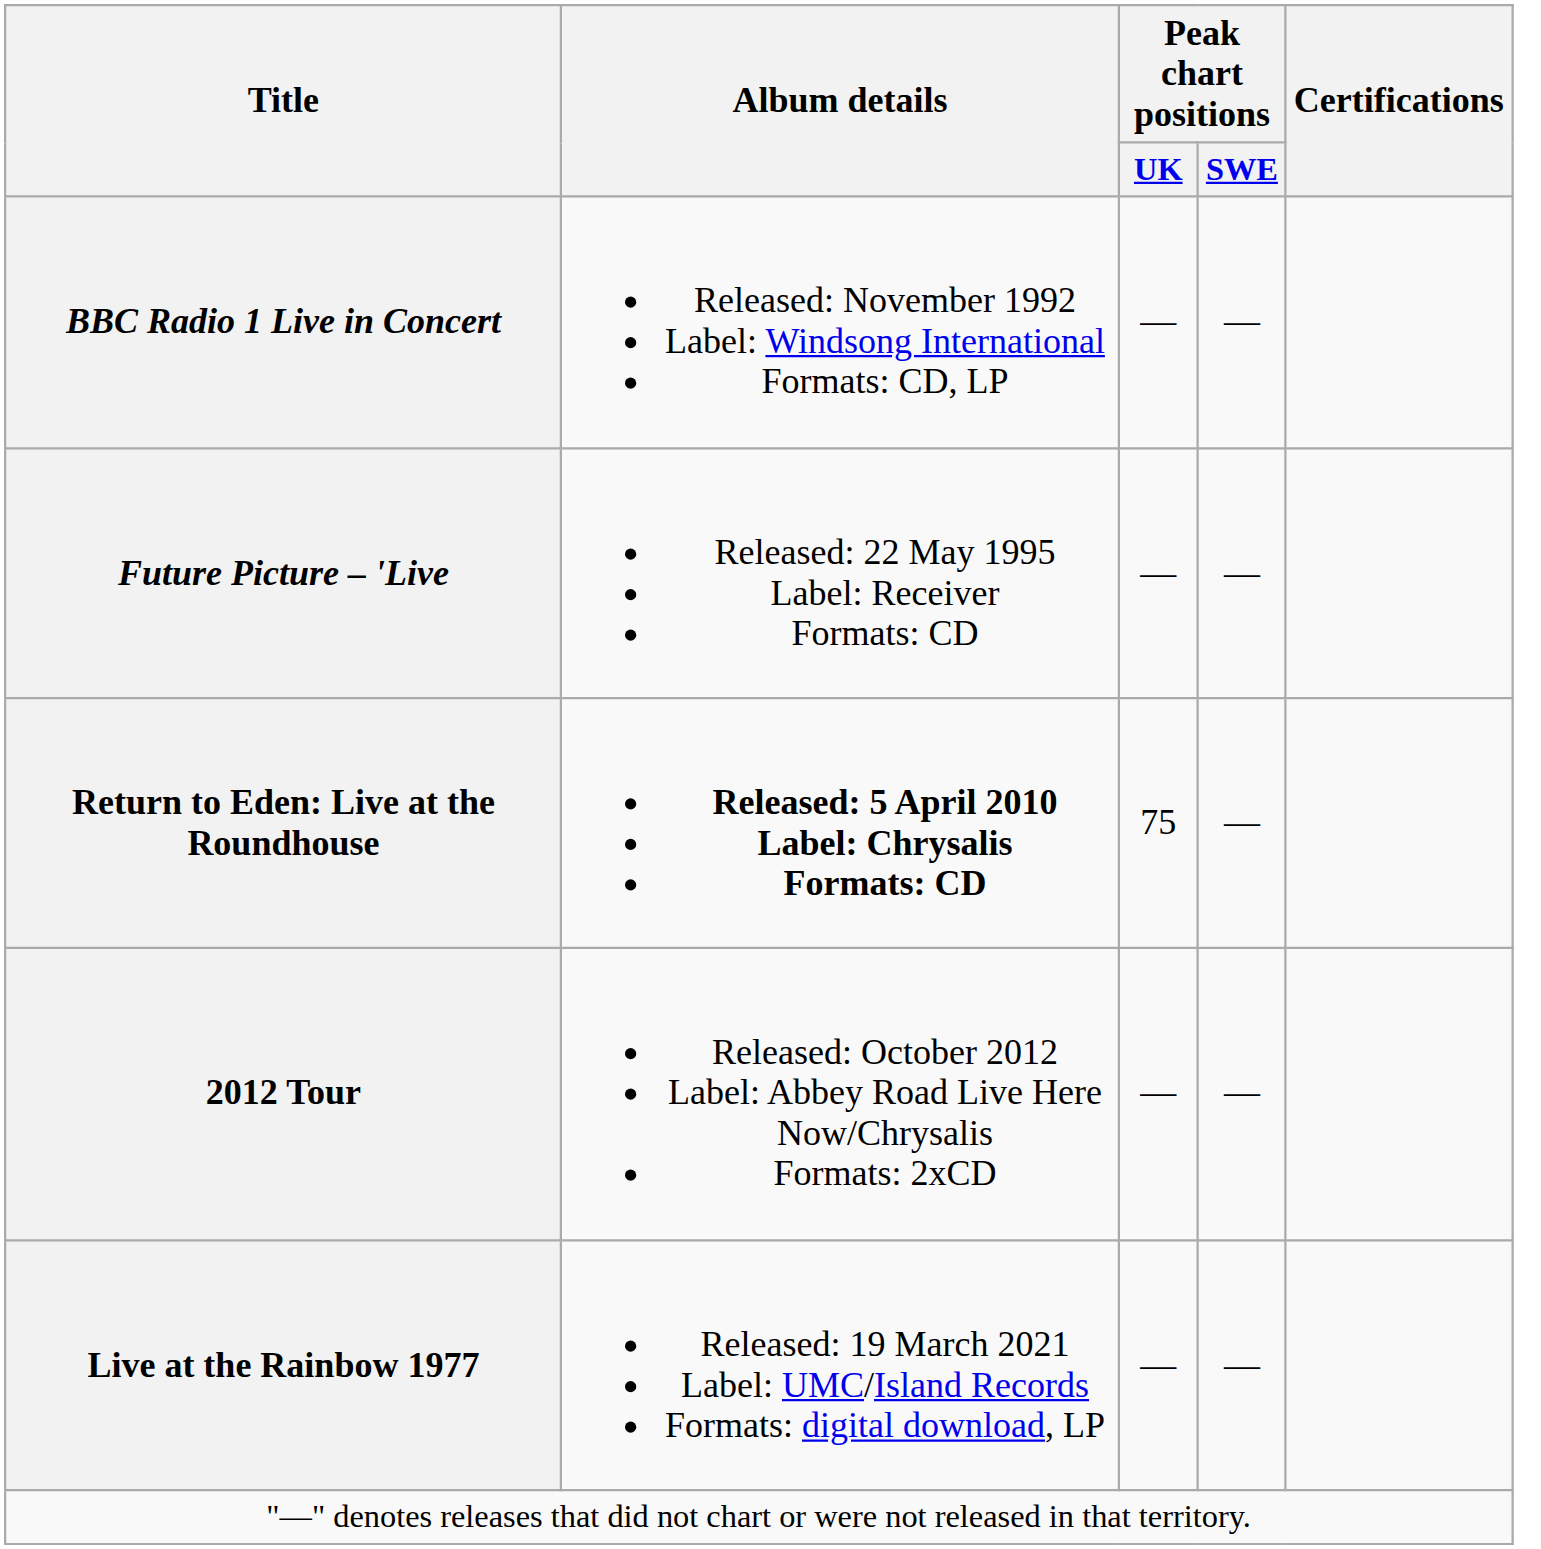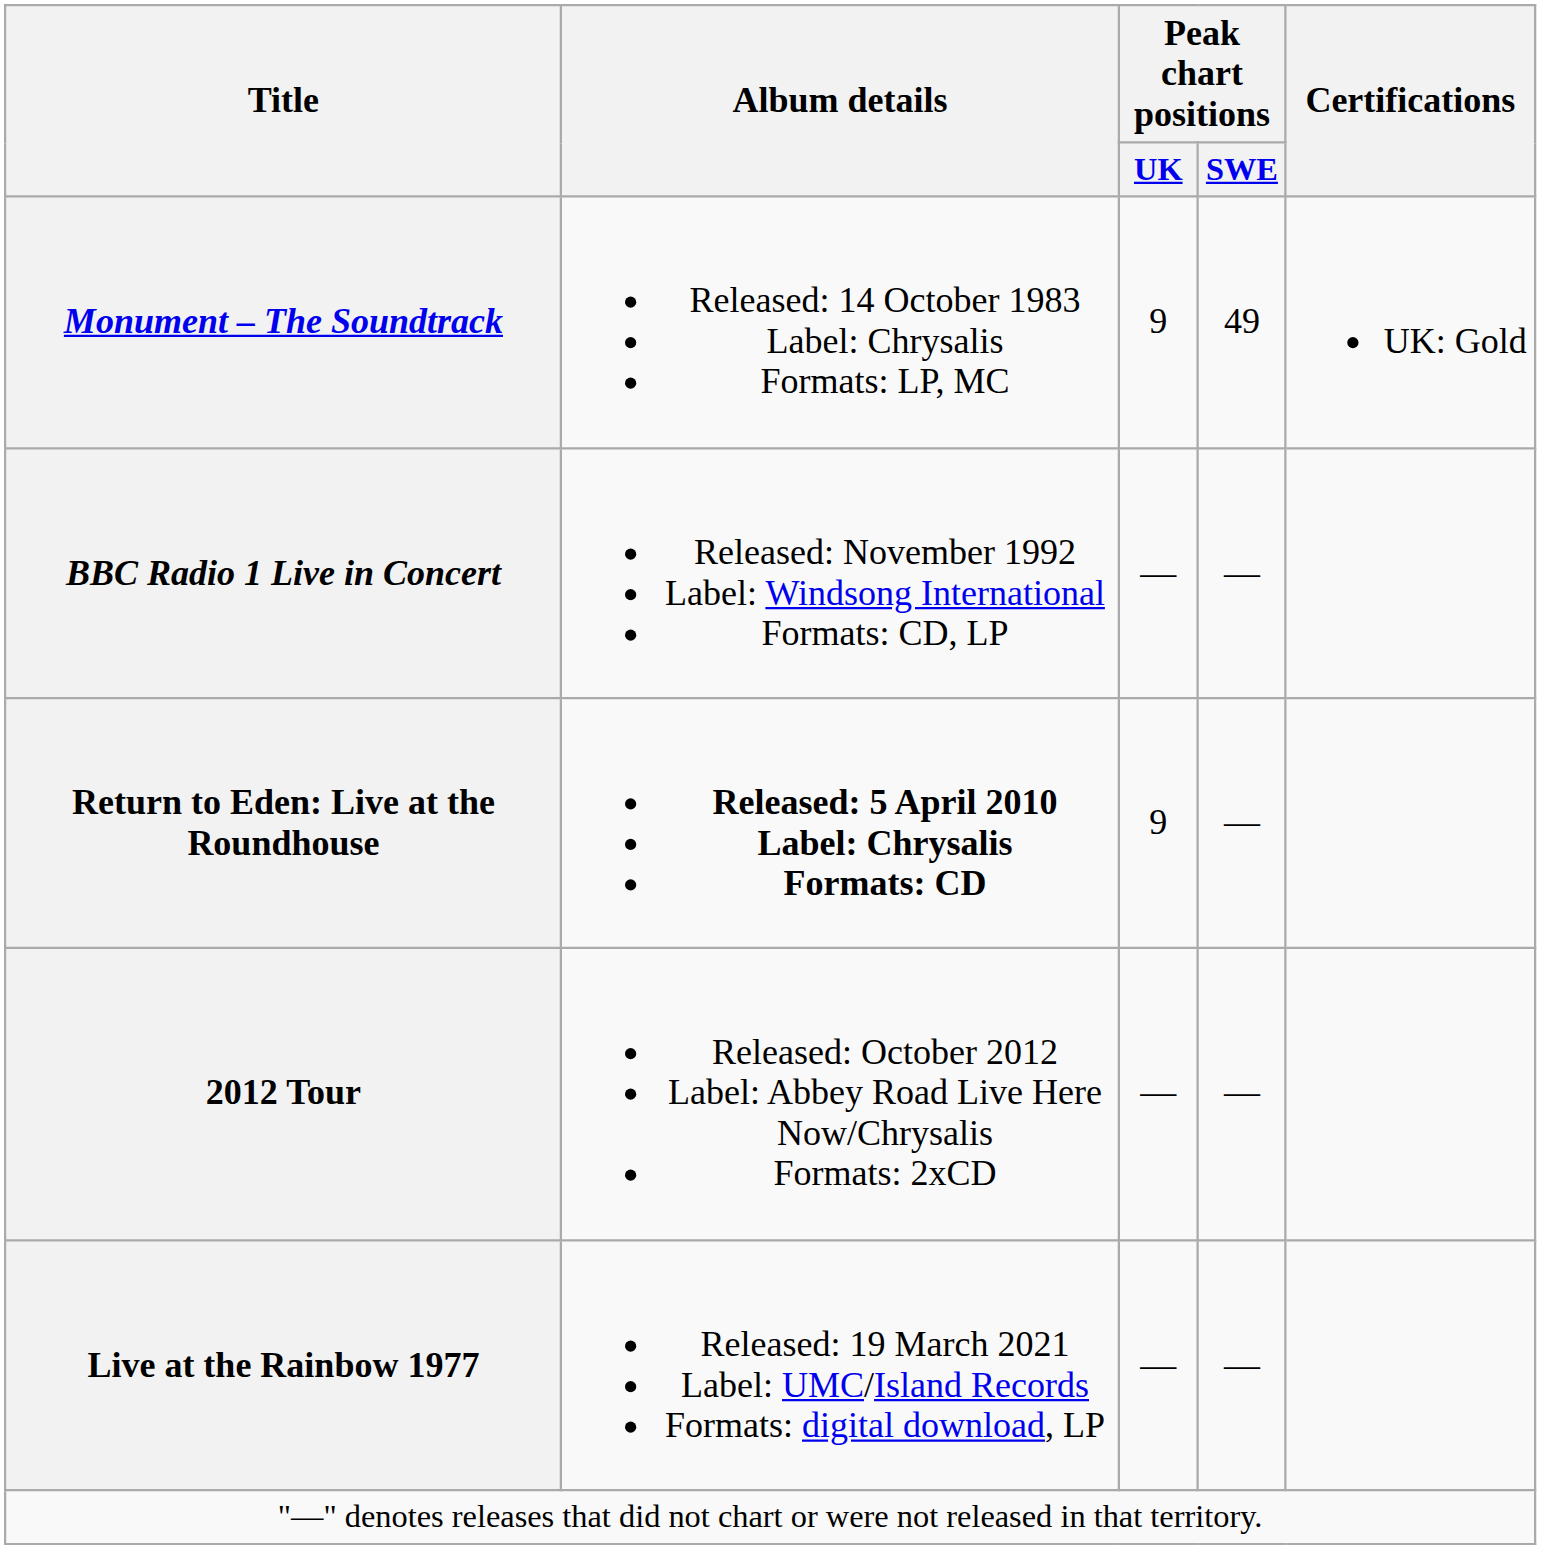+ row: (283, 321)
- row: (283, 571)
(1158, 822) 75 -> (1158, 822) 9
